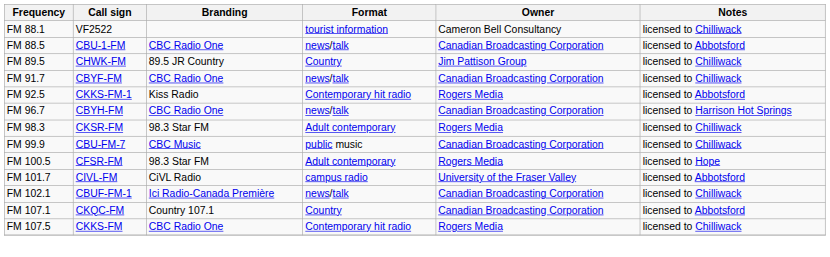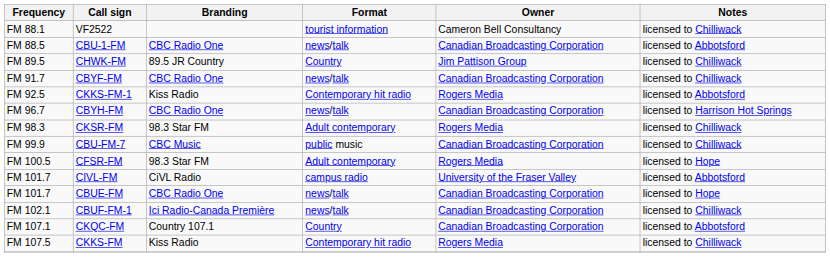+ row: (99, 194)
(186, 227) CBC Radio One -> (174, 243) Kiss Radio
